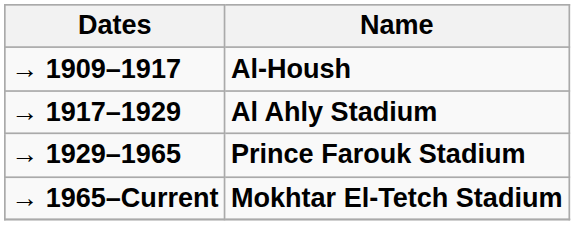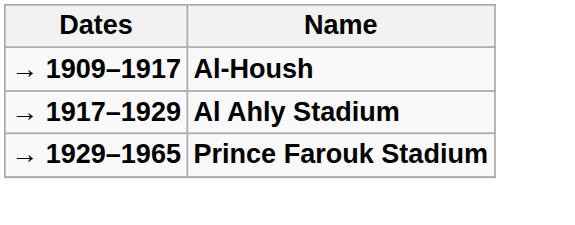- row: (397, 197)
